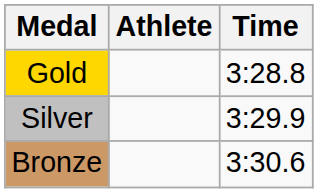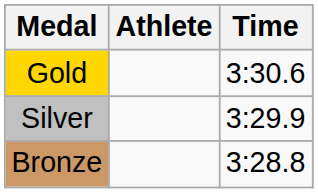(266, 72) 3:28.8 -> (266, 72) 3:30.6
(266, 163) 3:30.6 -> (266, 163) 3:28.8
